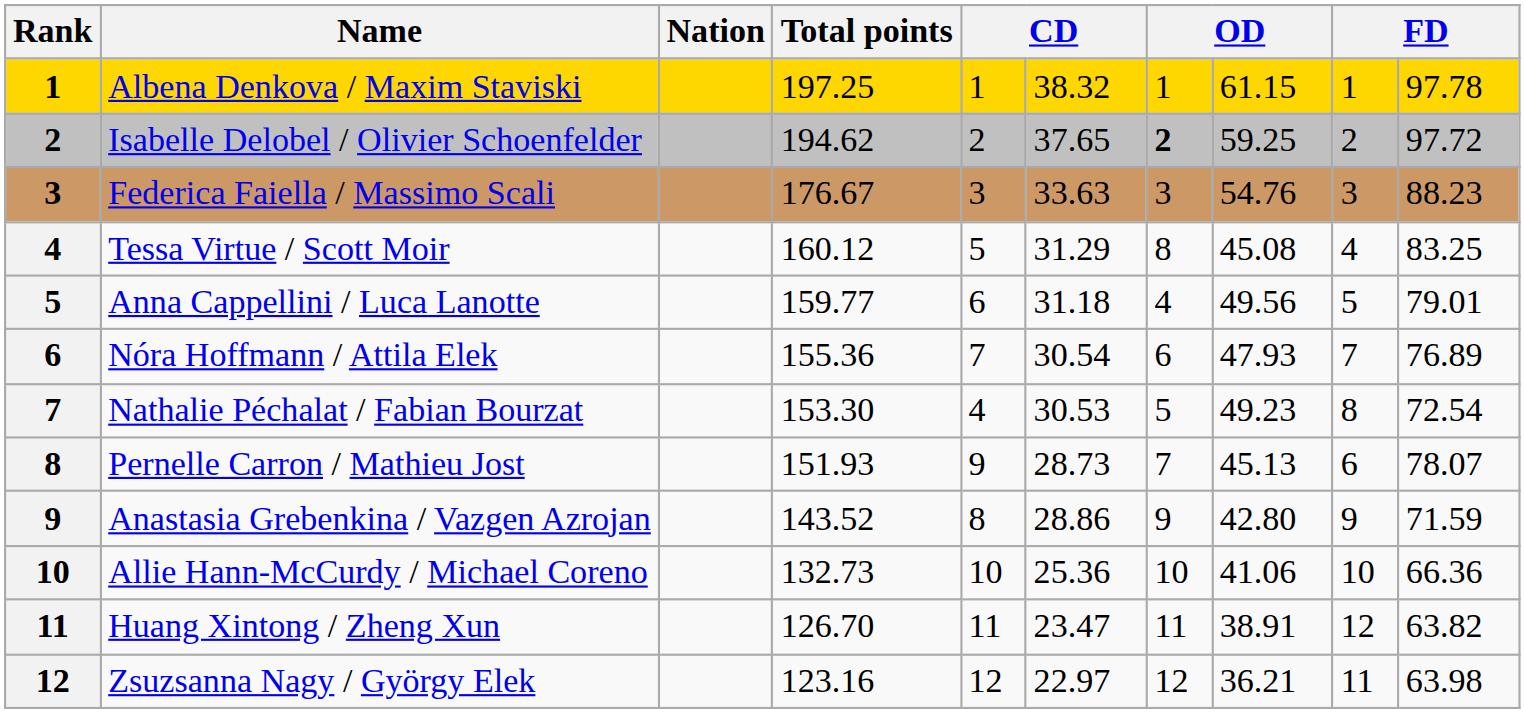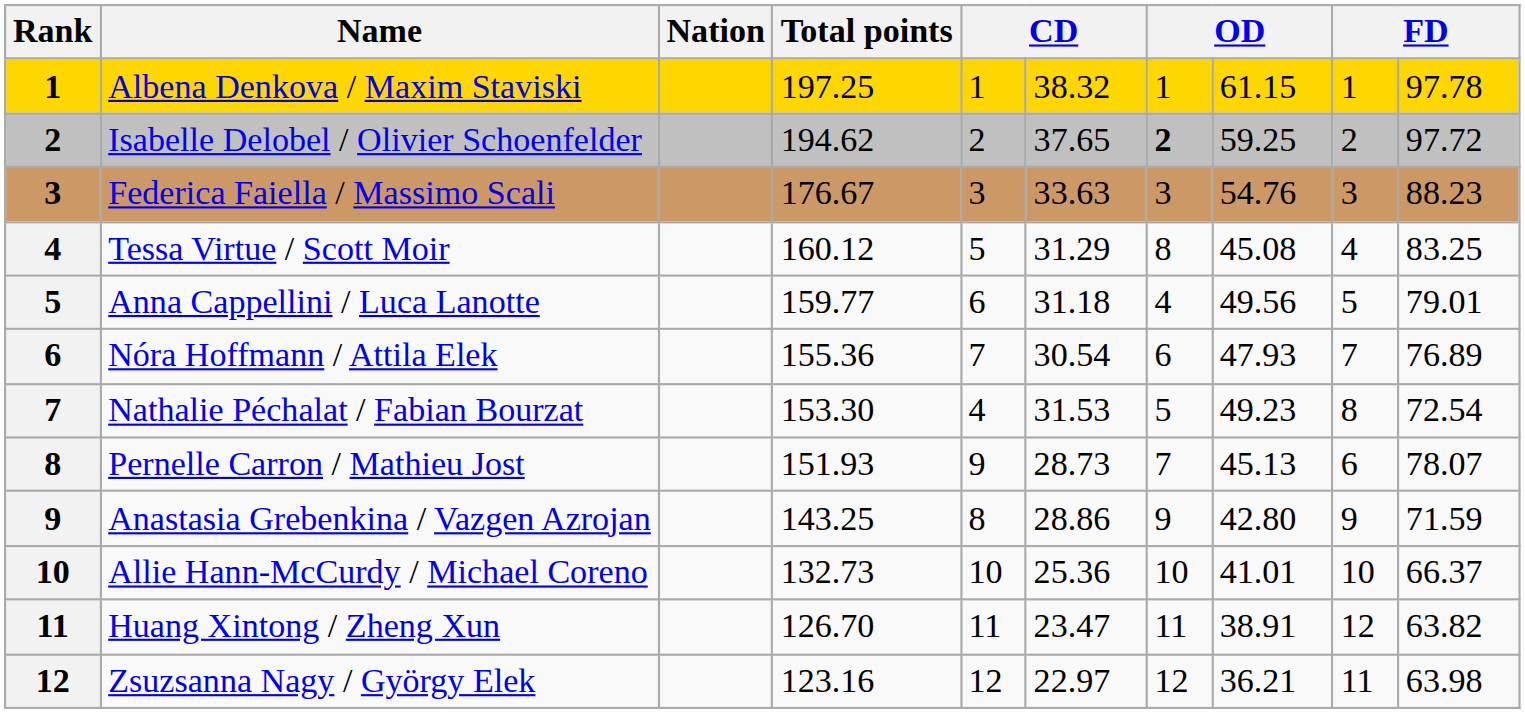(1072, 409) 30.53 -> (1072, 409) 31.53
(828, 517) 143.52 -> (828, 517) 143.25
(1258, 572) 41.06 -> (1258, 572) 41.01
(1444, 572) 66.36 -> (1444, 572) 66.37
